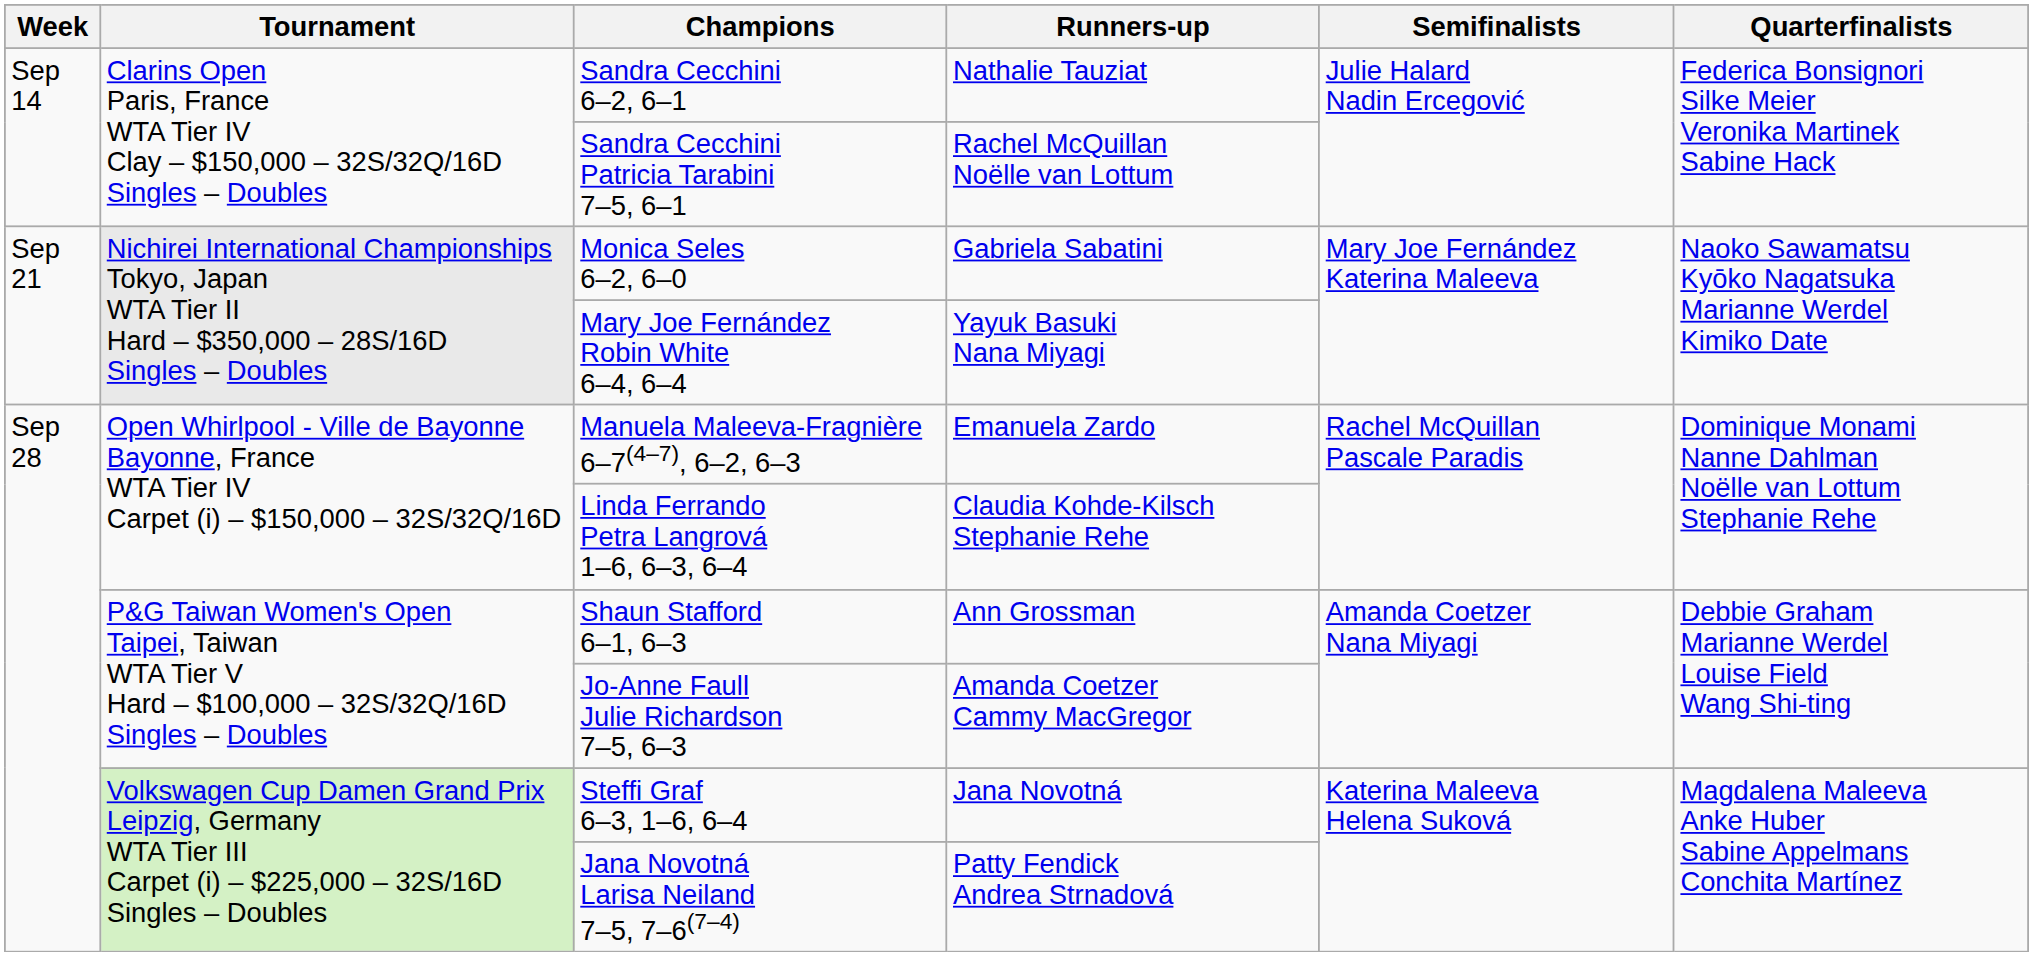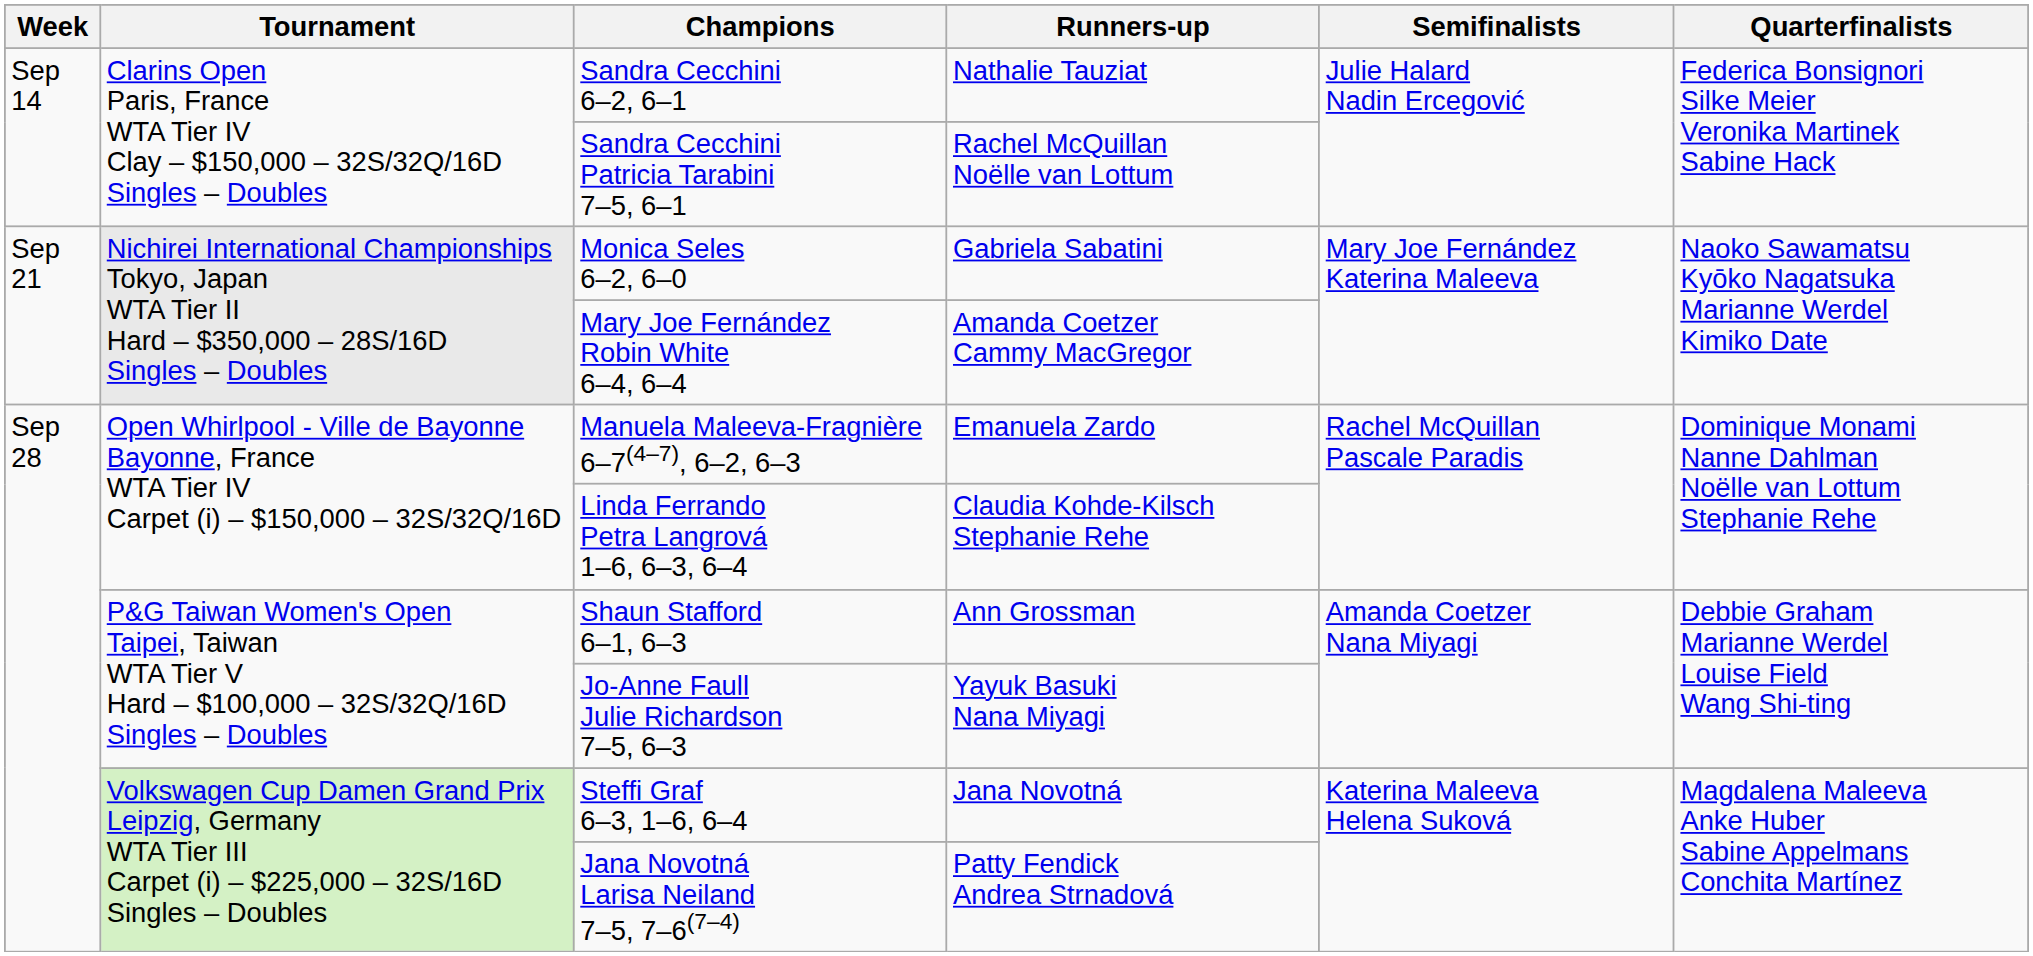(1035, 338) Yayuk Basuki Nana Miyagi -> (1072, 338) Amanda Coetzer Cammy MacGregor
(1072, 700) Amanda Coetzer Cammy MacGregor -> (1035, 700) Yayuk Basuki Nana Miyagi
